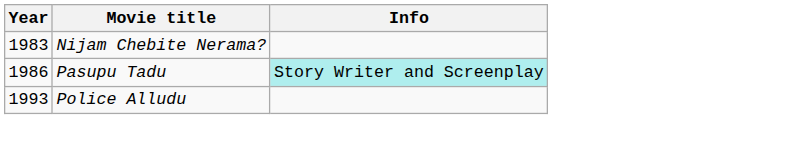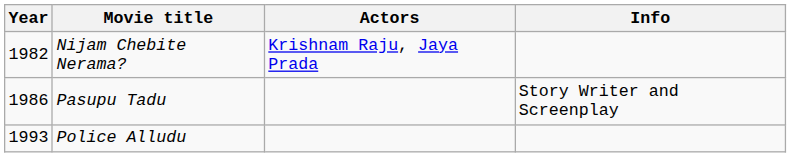+ column: (390, 18)
(29, 45) 1983 -> (29, 55) 1982
(409, 72) paleturquoise background -> (599, 101) no background
